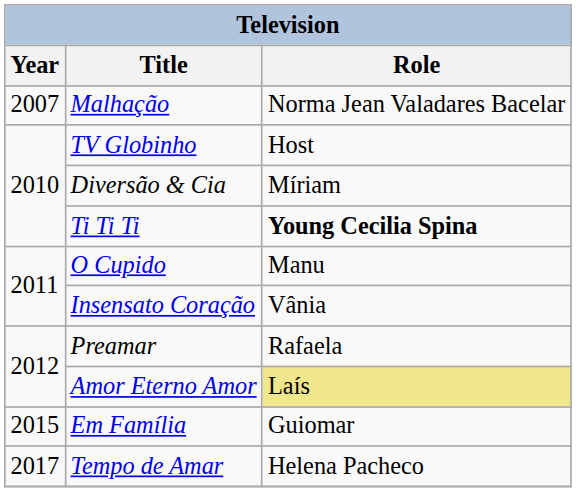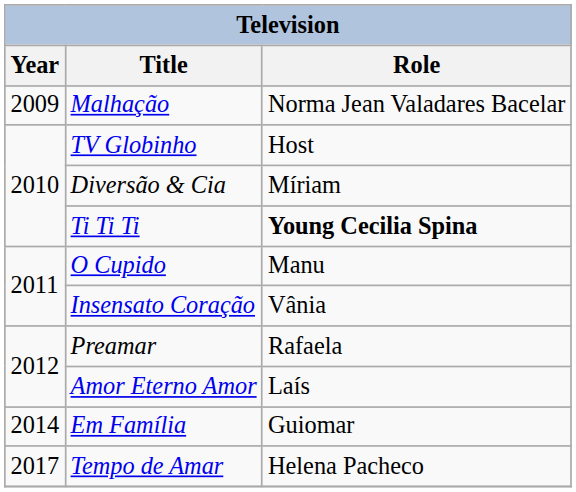(35, 105) 2007 -> (35, 105) 2009
(289, 386) khaki background -> (289, 386) no background
(35, 426) 2015 -> (35, 426) 2014
